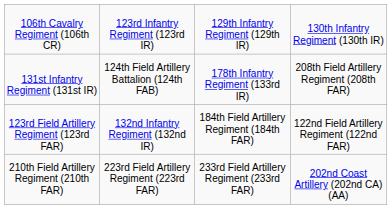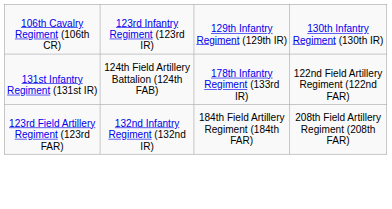(338, 79) 208th Field Artillery Regiment (208th FAR) -> (338, 85) 122nd Field Artillery Regiment (122nd FAR)
(338, 135) 122nd Field Artillery Regiment (122nd FAR) -> (338, 129) 208th Field Artillery Regiment (208th FAR)
- row: (52, 179)
